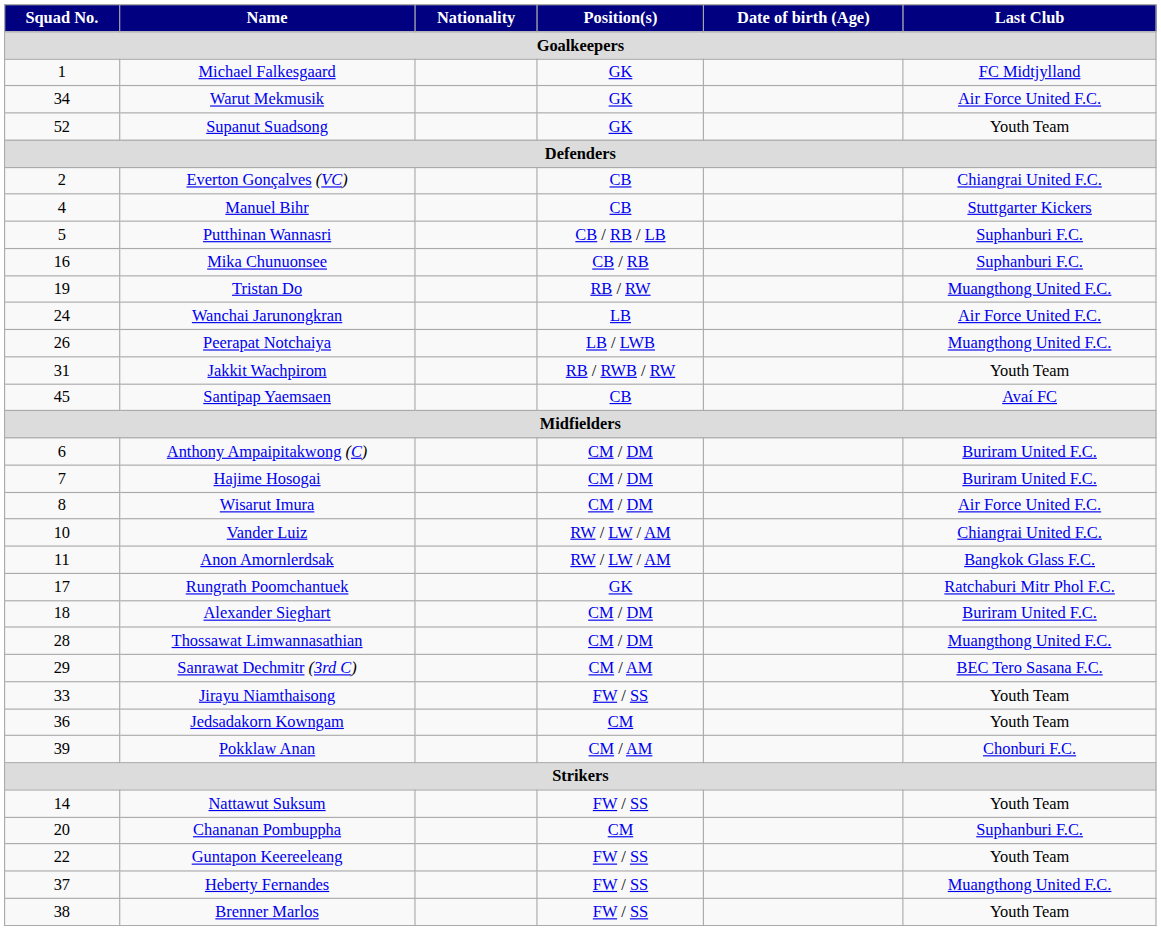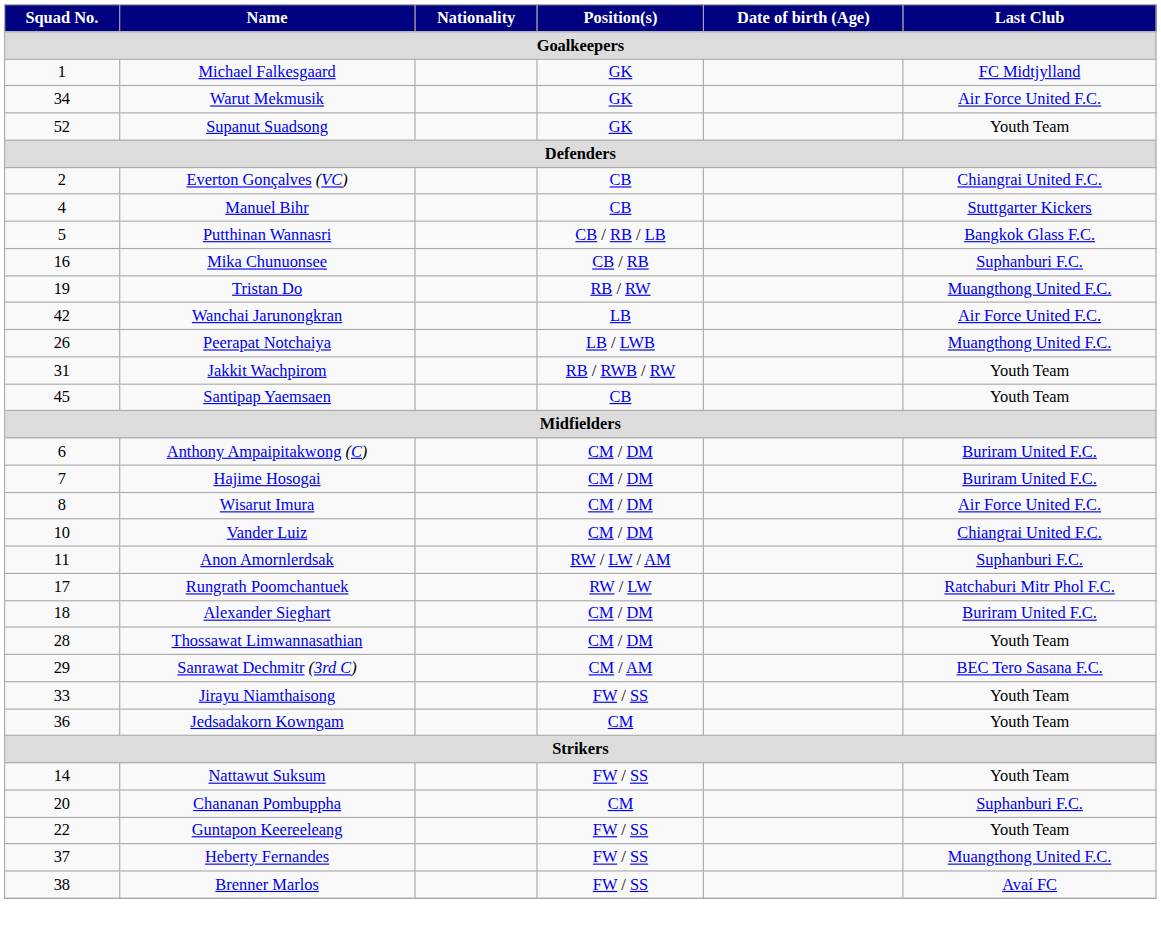(1030, 235) Suphanburi F.C. -> (1030, 235) Bangkok Glass F.C.
(62, 316) 24 -> (62, 316) 42
(1030, 397) Avaí FC -> (1030, 397) Youth Team
(620, 532) RW / LW / AM -> (620, 532) CM / DM
(1030, 559) Bangkok Glass F.C. -> (1030, 559) Suphanburi F.C.
(620, 587) GK -> (620, 587) RW / LW
(1030, 641) Muangthong United F.C. -> (1030, 641) Youth Team
- row: (267, 749)
(1030, 911) Youth Team -> (1030, 884) Avaí FC
